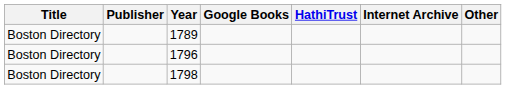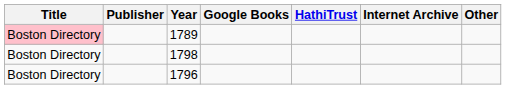(54, 35) no background -> (54, 35) pink background
rows swapped: (184, 55) <-> (184, 75)
